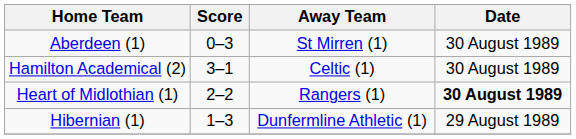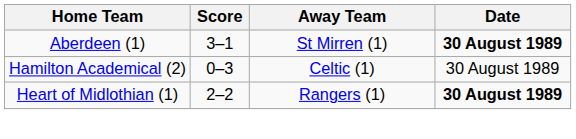(220, 43) 0–3 -> (220, 43) 3–1
(503, 43) normal -> (503, 43) bold
(220, 69) 3–1 -> (220, 69) 0–3
- row: (98, 120)
